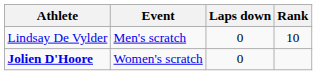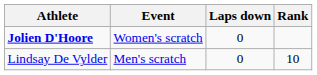rows swapped: (57, 37) <-> (50, 59)
